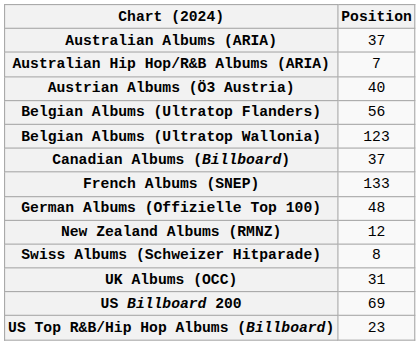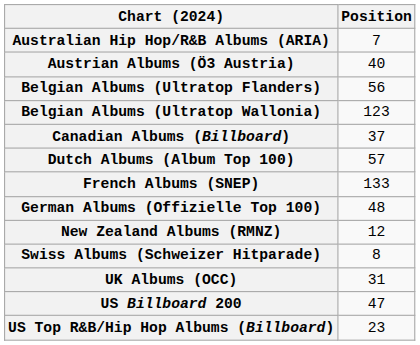- row: (171, 40)
+ row: (171, 160)
(377, 304) 69 -> (377, 304) 47
